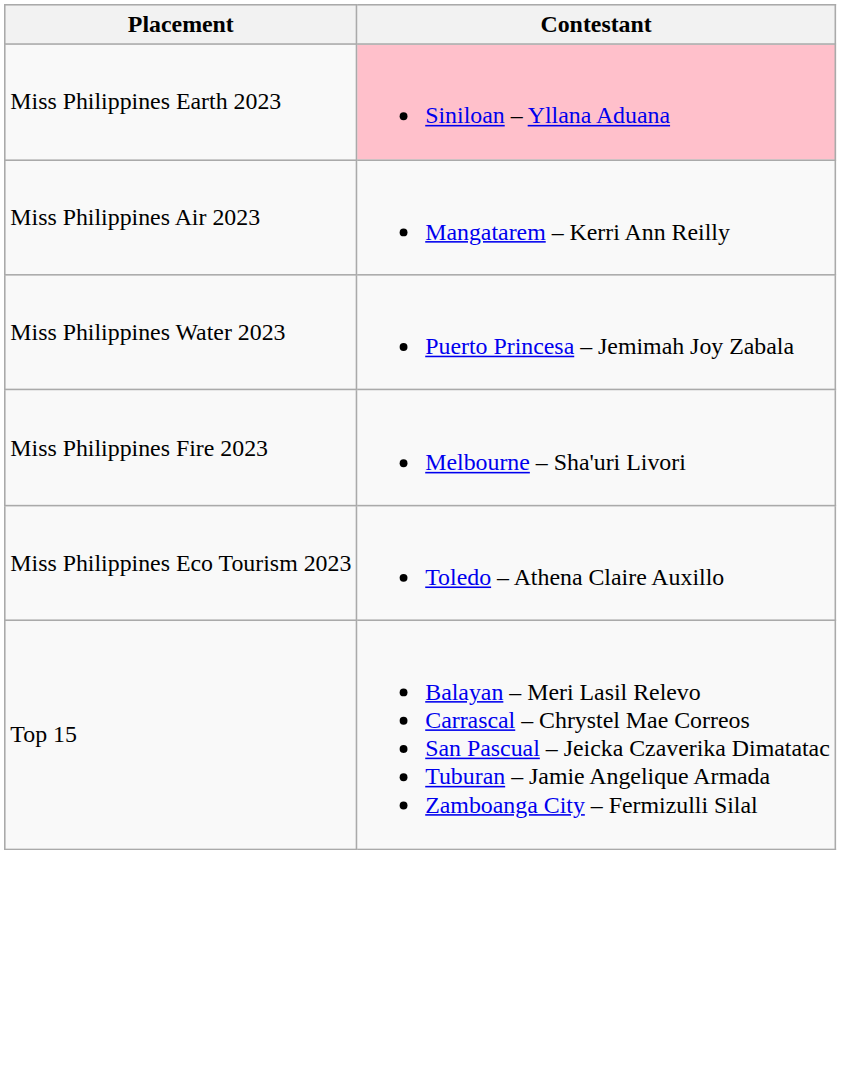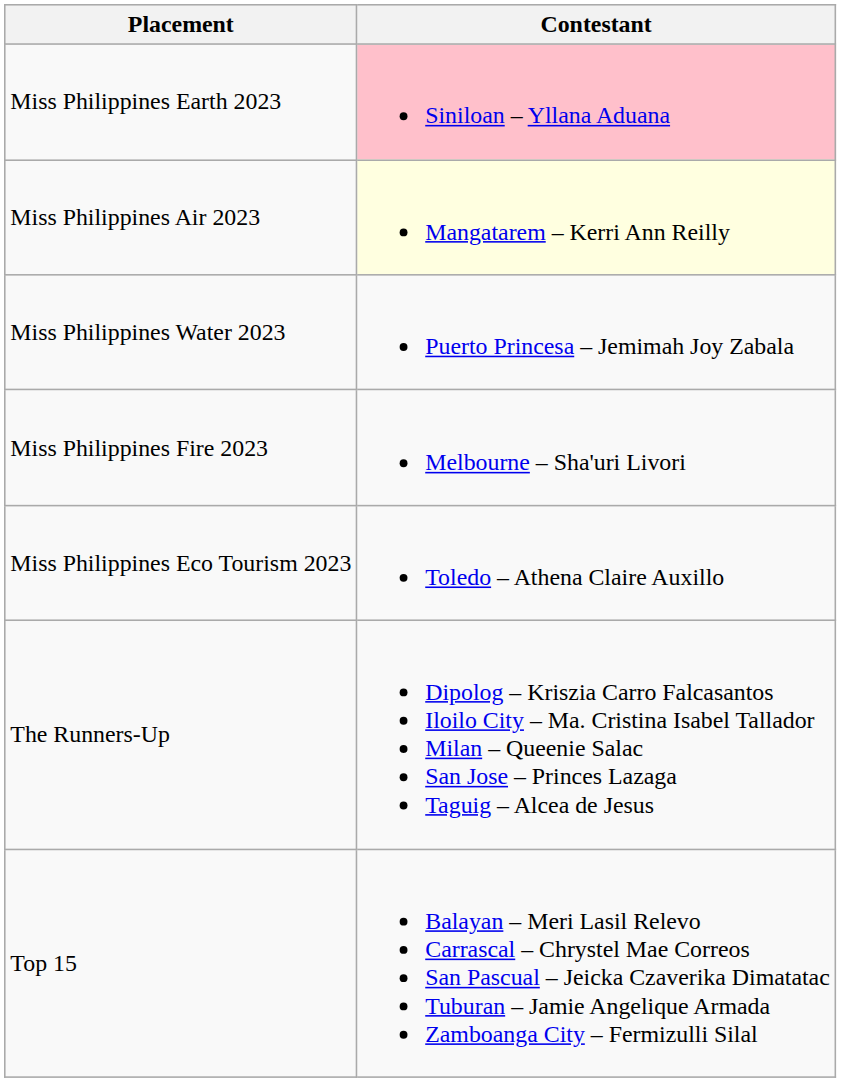(596, 231) no background -> (596, 231) lightyellow background
+ row: (90, 734)
